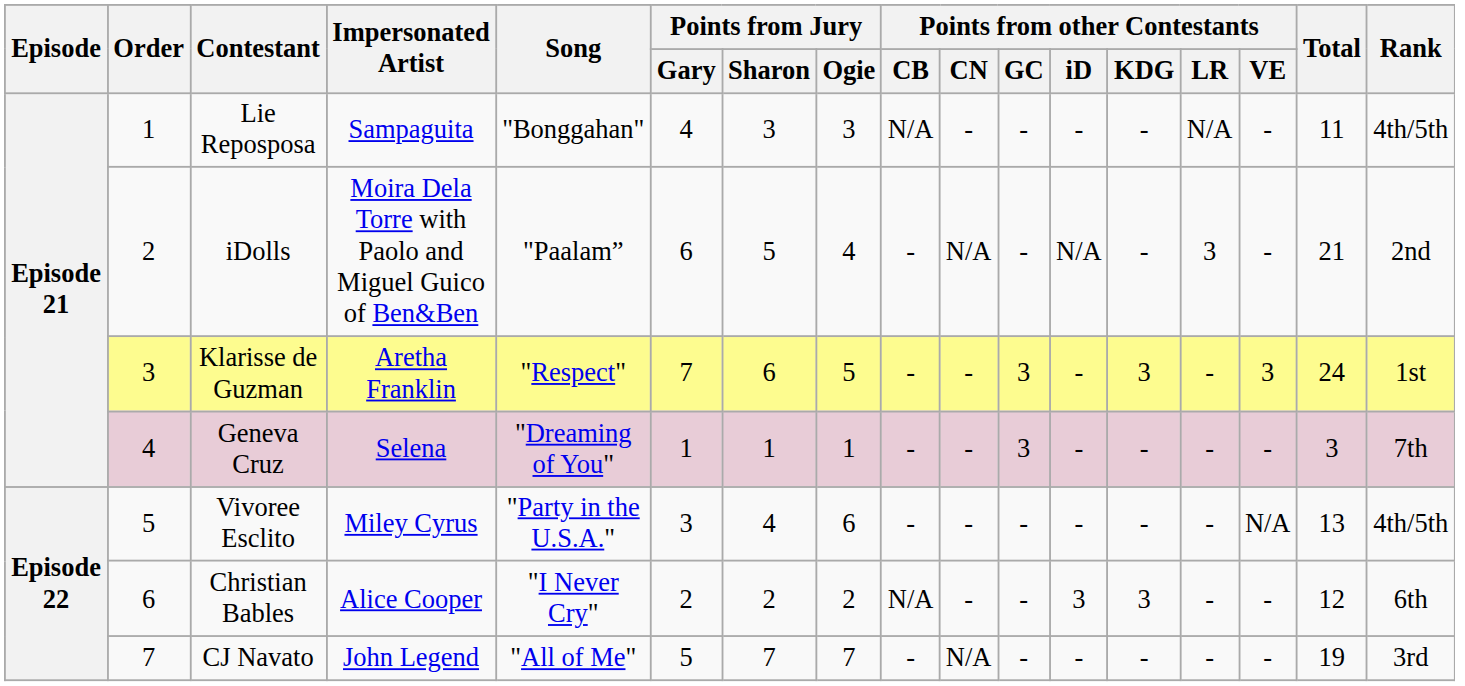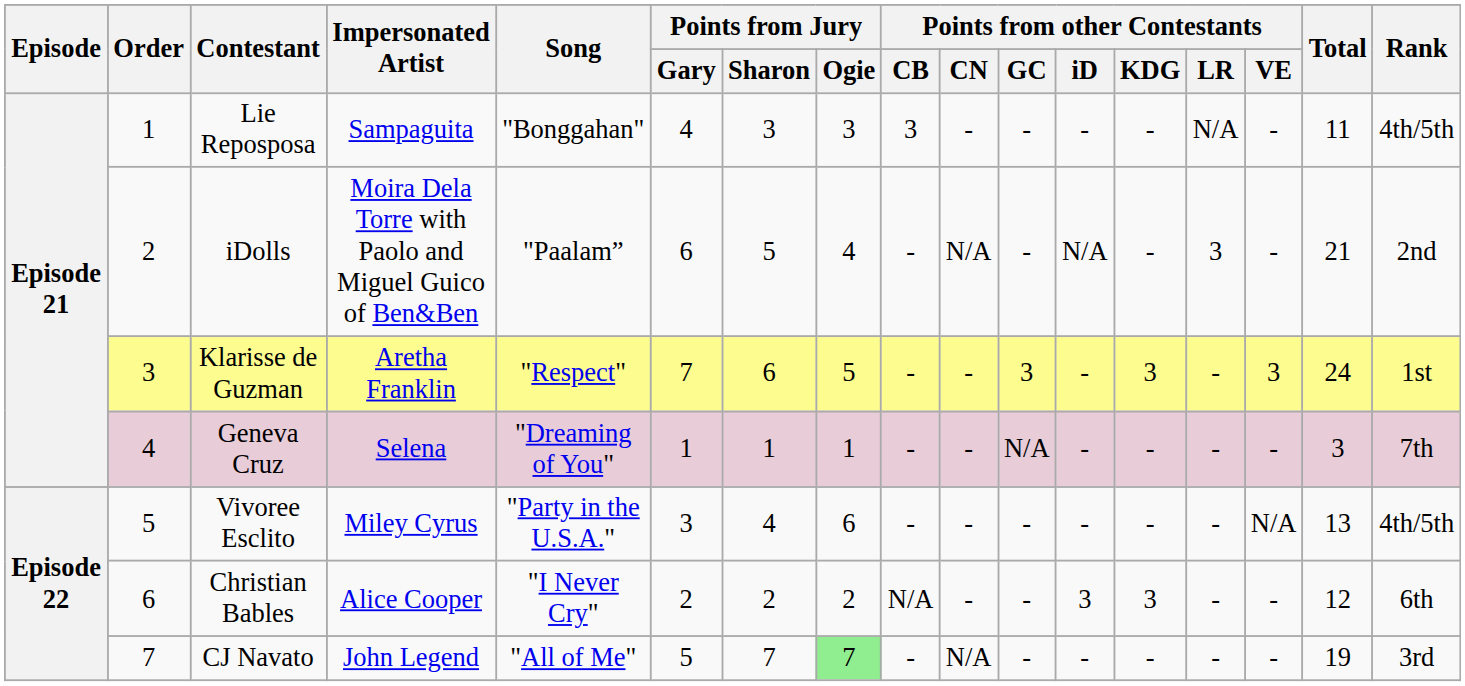(911, 129) N/A -> (911, 129) 3
(1024, 448) 3 -> (1027, 448) N/A
(849, 657) no background -> (849, 657) lightgreen background
